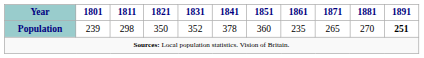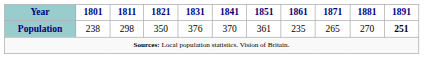(93, 28) 239 -> (93, 28) 238
(195, 28) 352 -> (195, 28) 376
(230, 28) 378 -> (230, 28) 370
(264, 28) 360 -> (264, 28) 361
